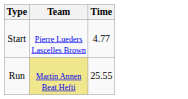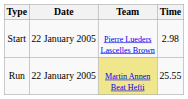+ column: (64, 12)
(101, 38) 4.77 -> (170, 38) 2.98
